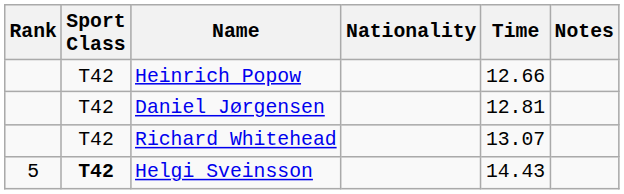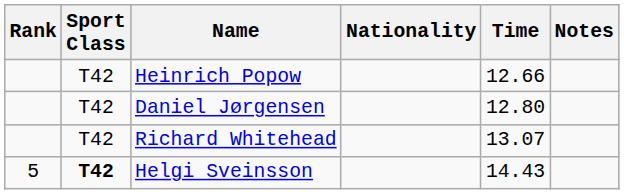(516, 108) 12.81 -> (516, 108) 12.80
